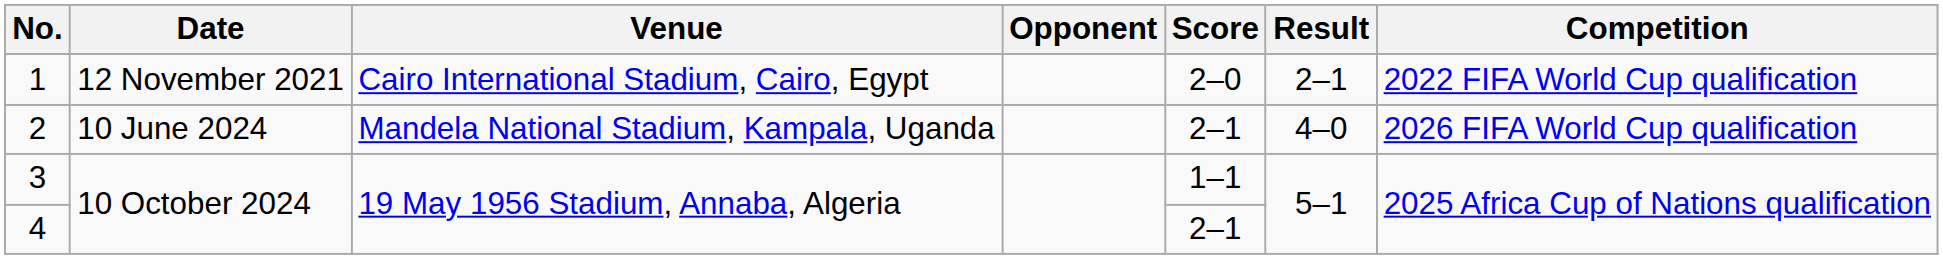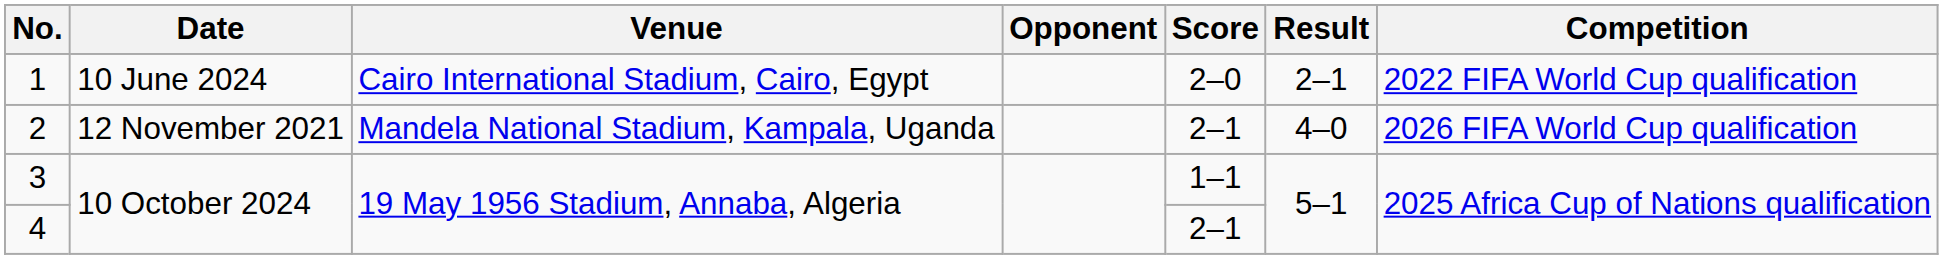(211, 79) 12 November 2021 -> (172, 79) 10 June 2024
(172, 128) 10 June 2024 -> (211, 128) 12 November 2021
